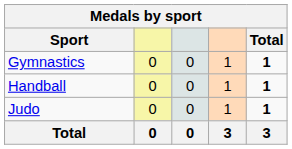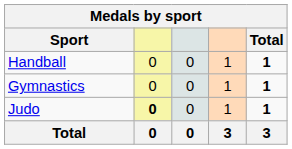rows swapped: (46, 63) <-> (37, 86)
(153, 109) normal -> (153, 109) bold
